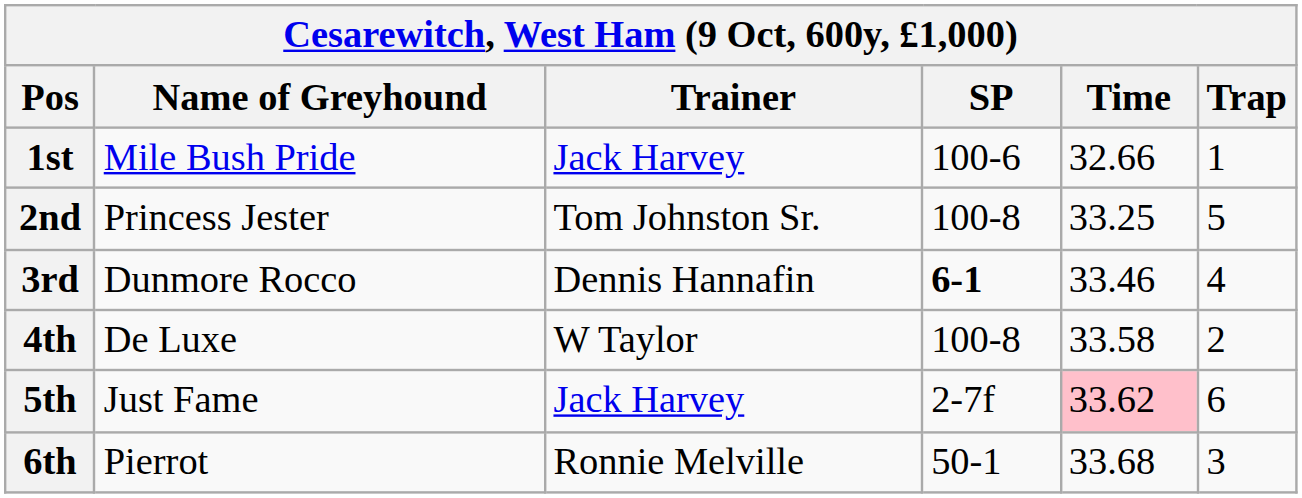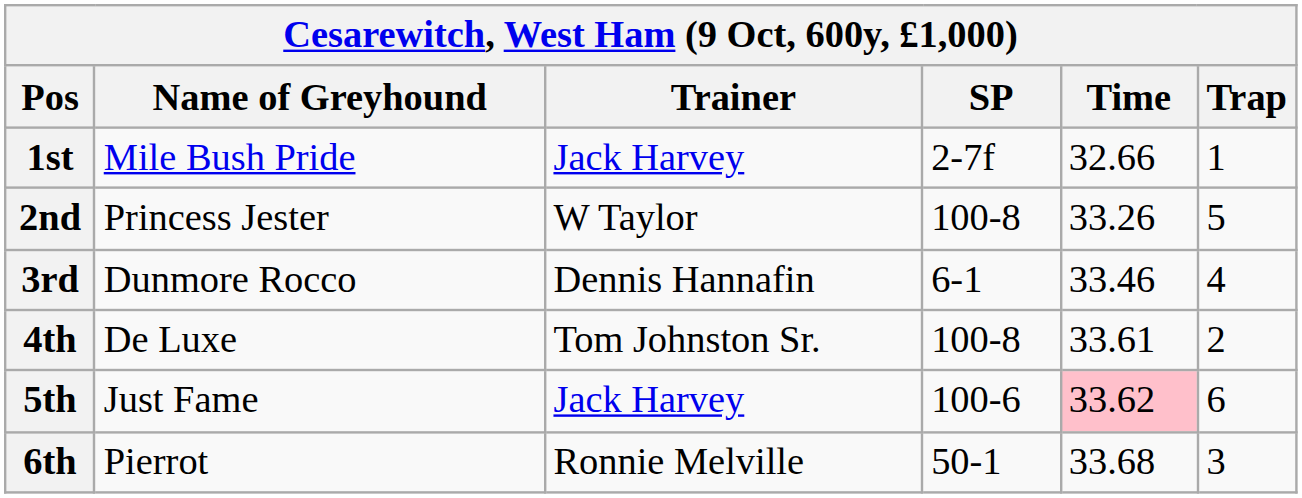(976, 156) 100-6 -> (963, 156) 2-7f
(687, 217) Tom Johnston Sr. -> (626, 217) W Taylor
(1112, 217) 33.25 -> (1112, 217) 33.26
(957, 278) bold -> (957, 278) normal
(626, 339) W Taylor -> (687, 339) Tom Johnston Sr.
(1112, 339) 33.58 -> (1112, 339) 33.61
(963, 400) 2-7f -> (976, 400) 100-6
